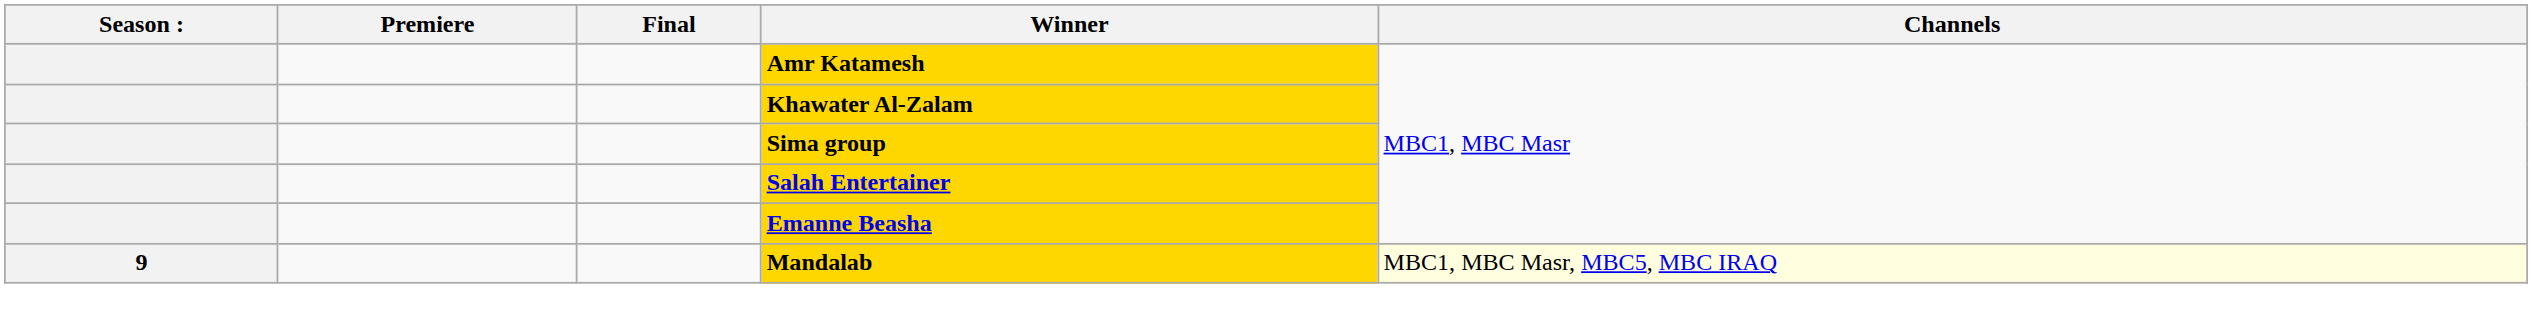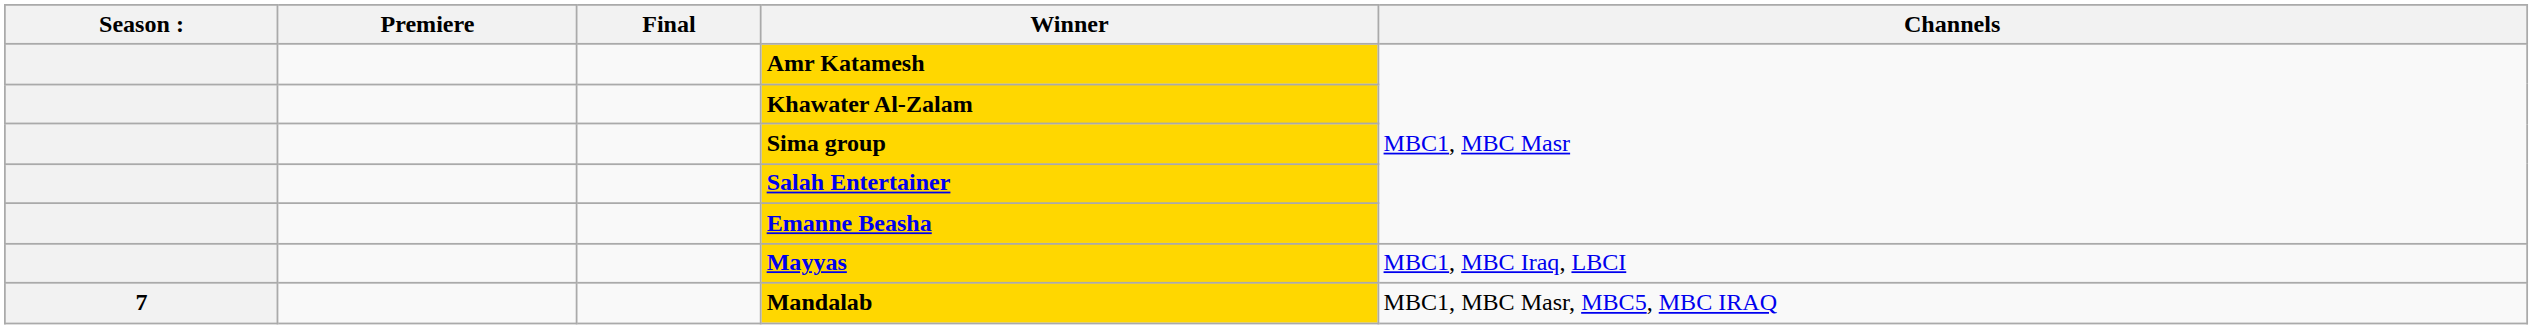+ row: (807, 262)
(141, 262) 9 -> (141, 301) 7
(1580, 262) lightyellow background -> (1580, 301) no background
